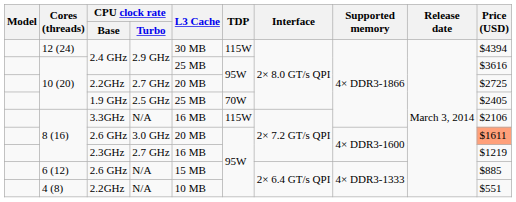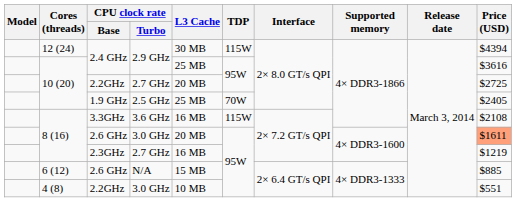(142, 118) N/A -> (151, 118) 3.6 GHz
(493, 118) $2106 -> (493, 118) $2108
(142, 188) N/A -> (151, 188) 3.0 GHz
